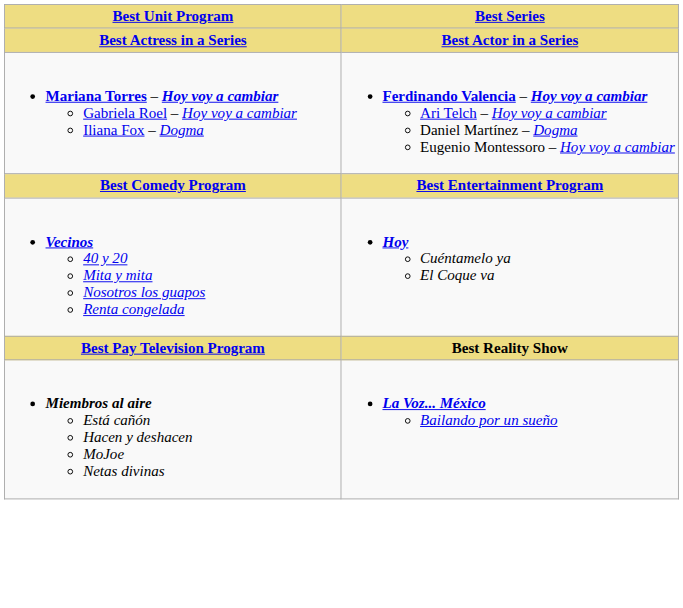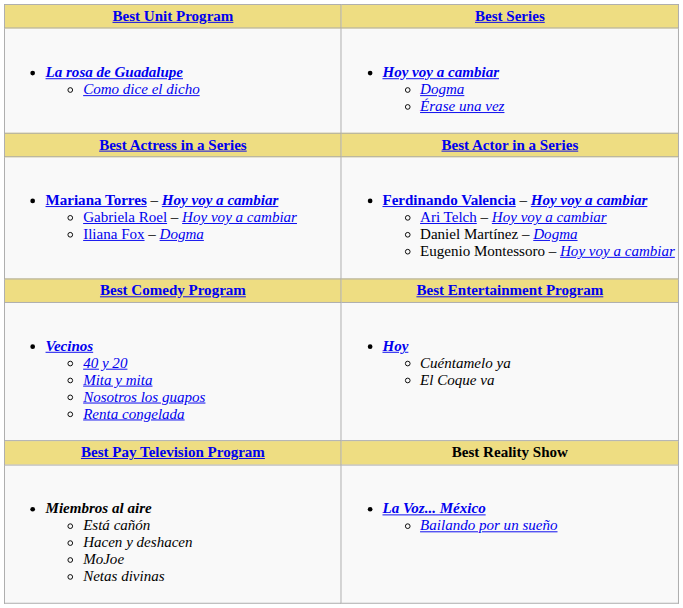+ row: (173, 81)
